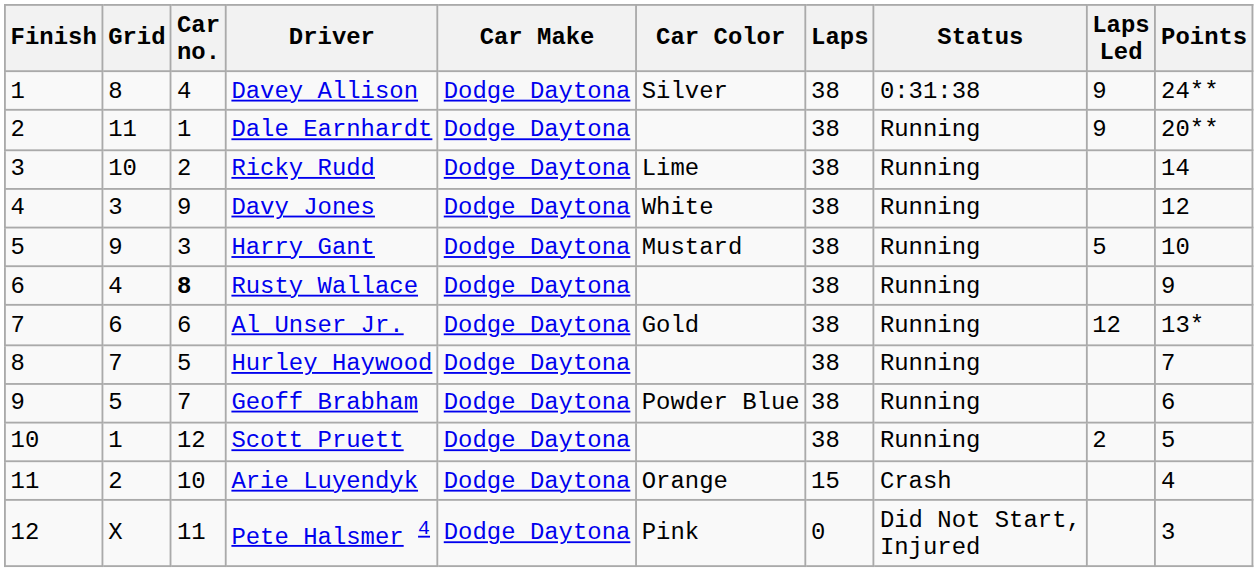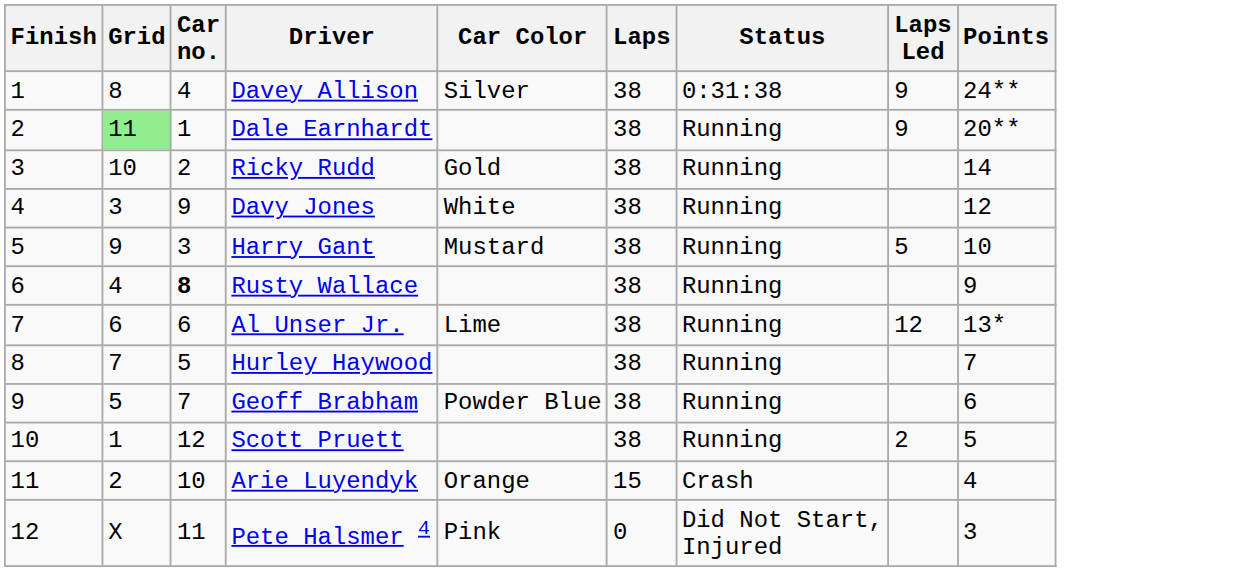- column: (537, 38)
(122, 130) no background -> (122, 130) lightgreen background
(721, 169) Lime -> (523, 169) Gold
(721, 325) Gold -> (523, 325) Lime
